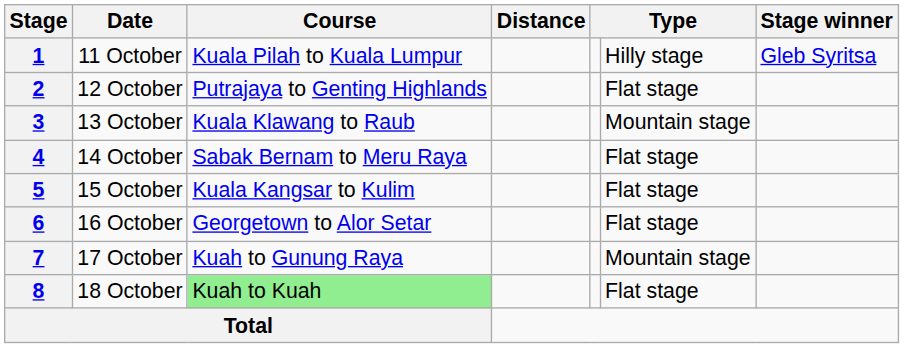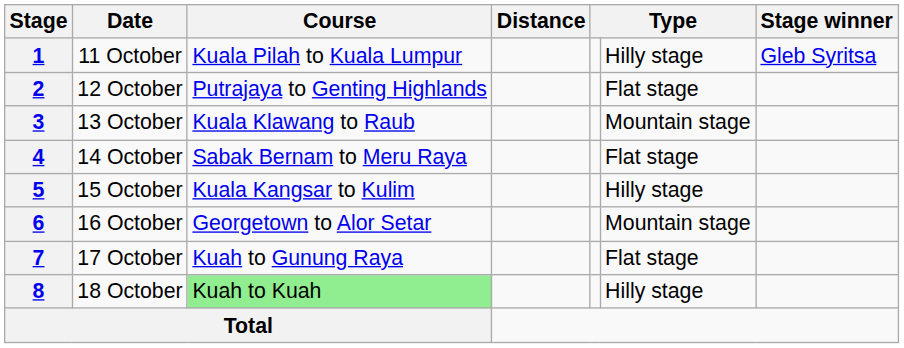(652, 190) Flat stage -> (654, 190) Hilly stage
(652, 223) Flat stage -> (678, 223) Mountain stage
(678, 257) Mountain stage -> (652, 257) Flat stage
(652, 291) Flat stage -> (654, 291) Hilly stage
